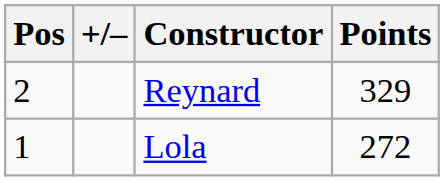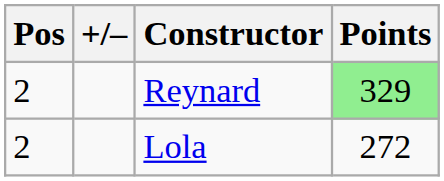(385, 90) no background -> (385, 90) lightgreen background
(22, 146) 1 -> (22, 146) 2
